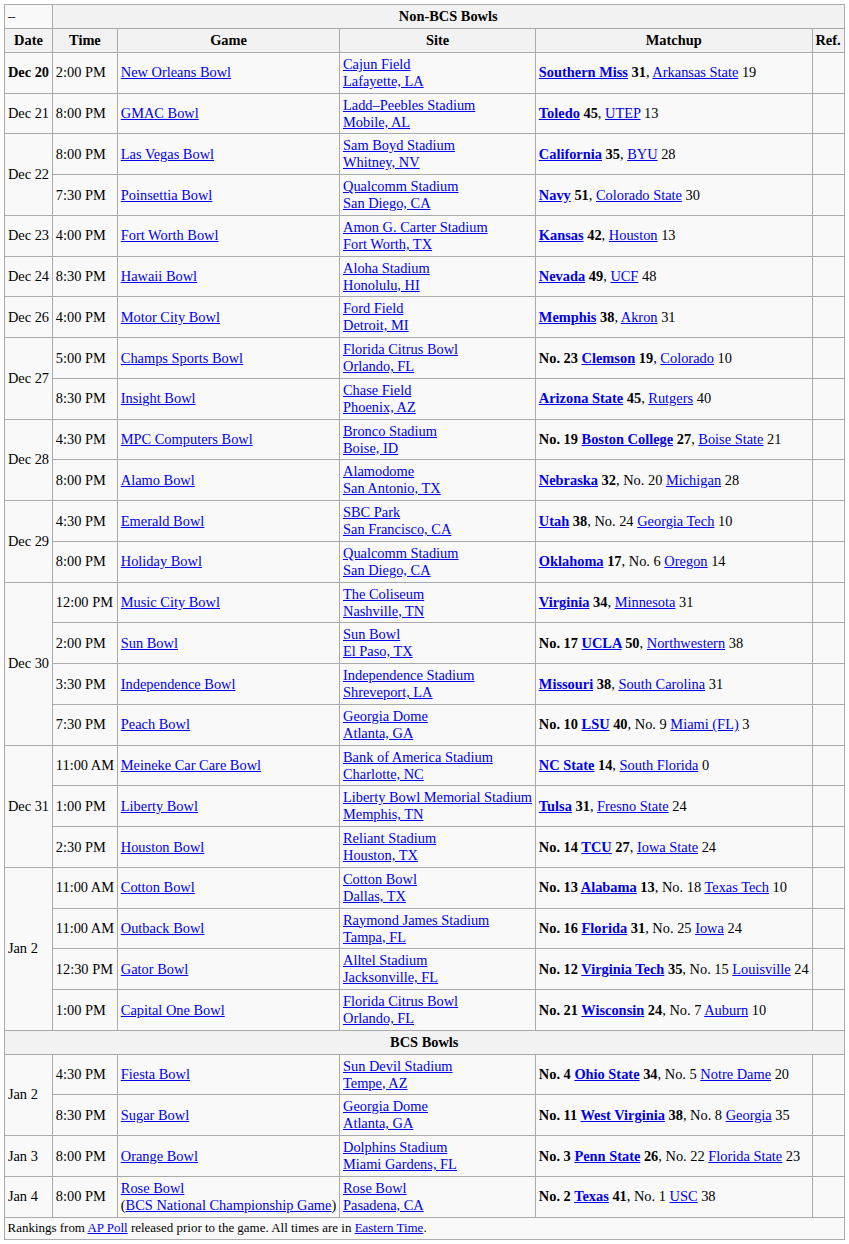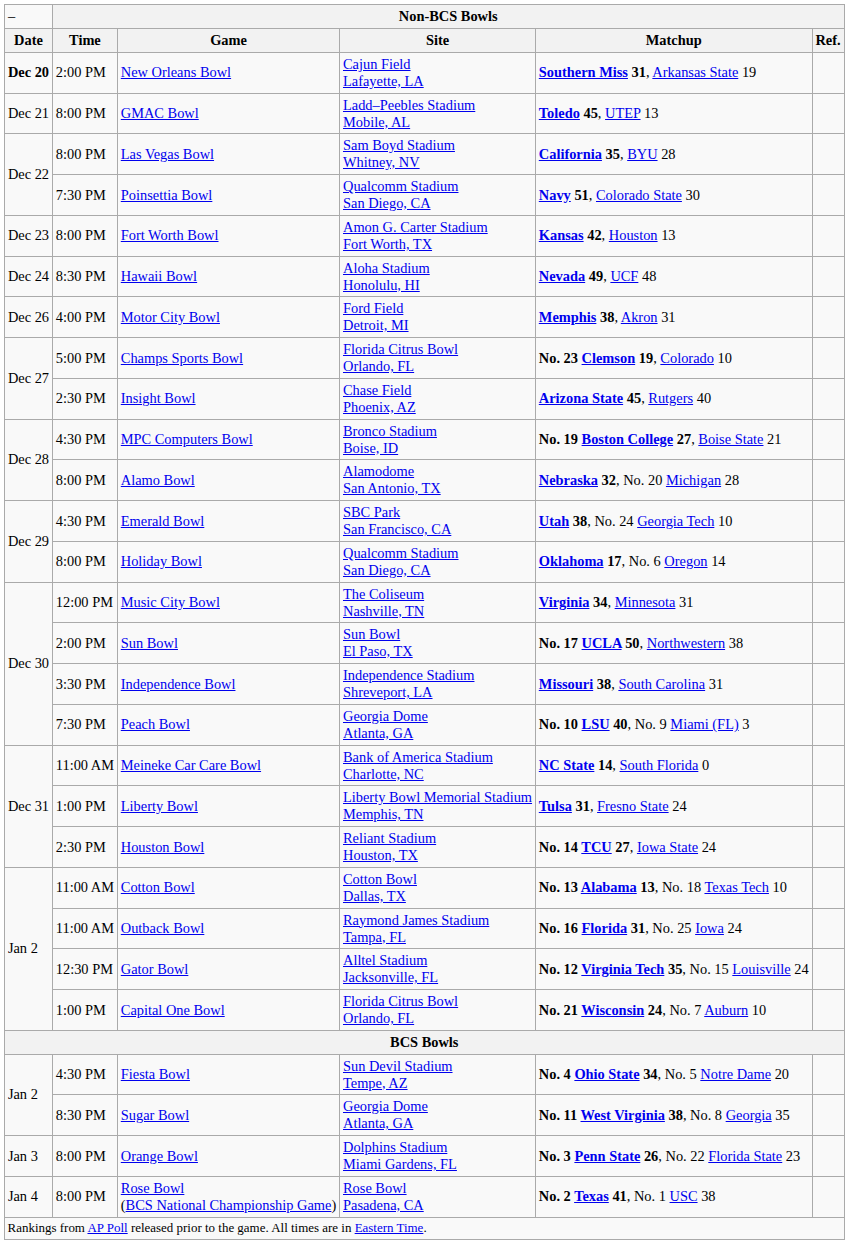(81, 235) 4:00 PM -> (81, 235) 8:00 PM
(81, 398) 8:30 PM -> (81, 398) 2:30 PM
